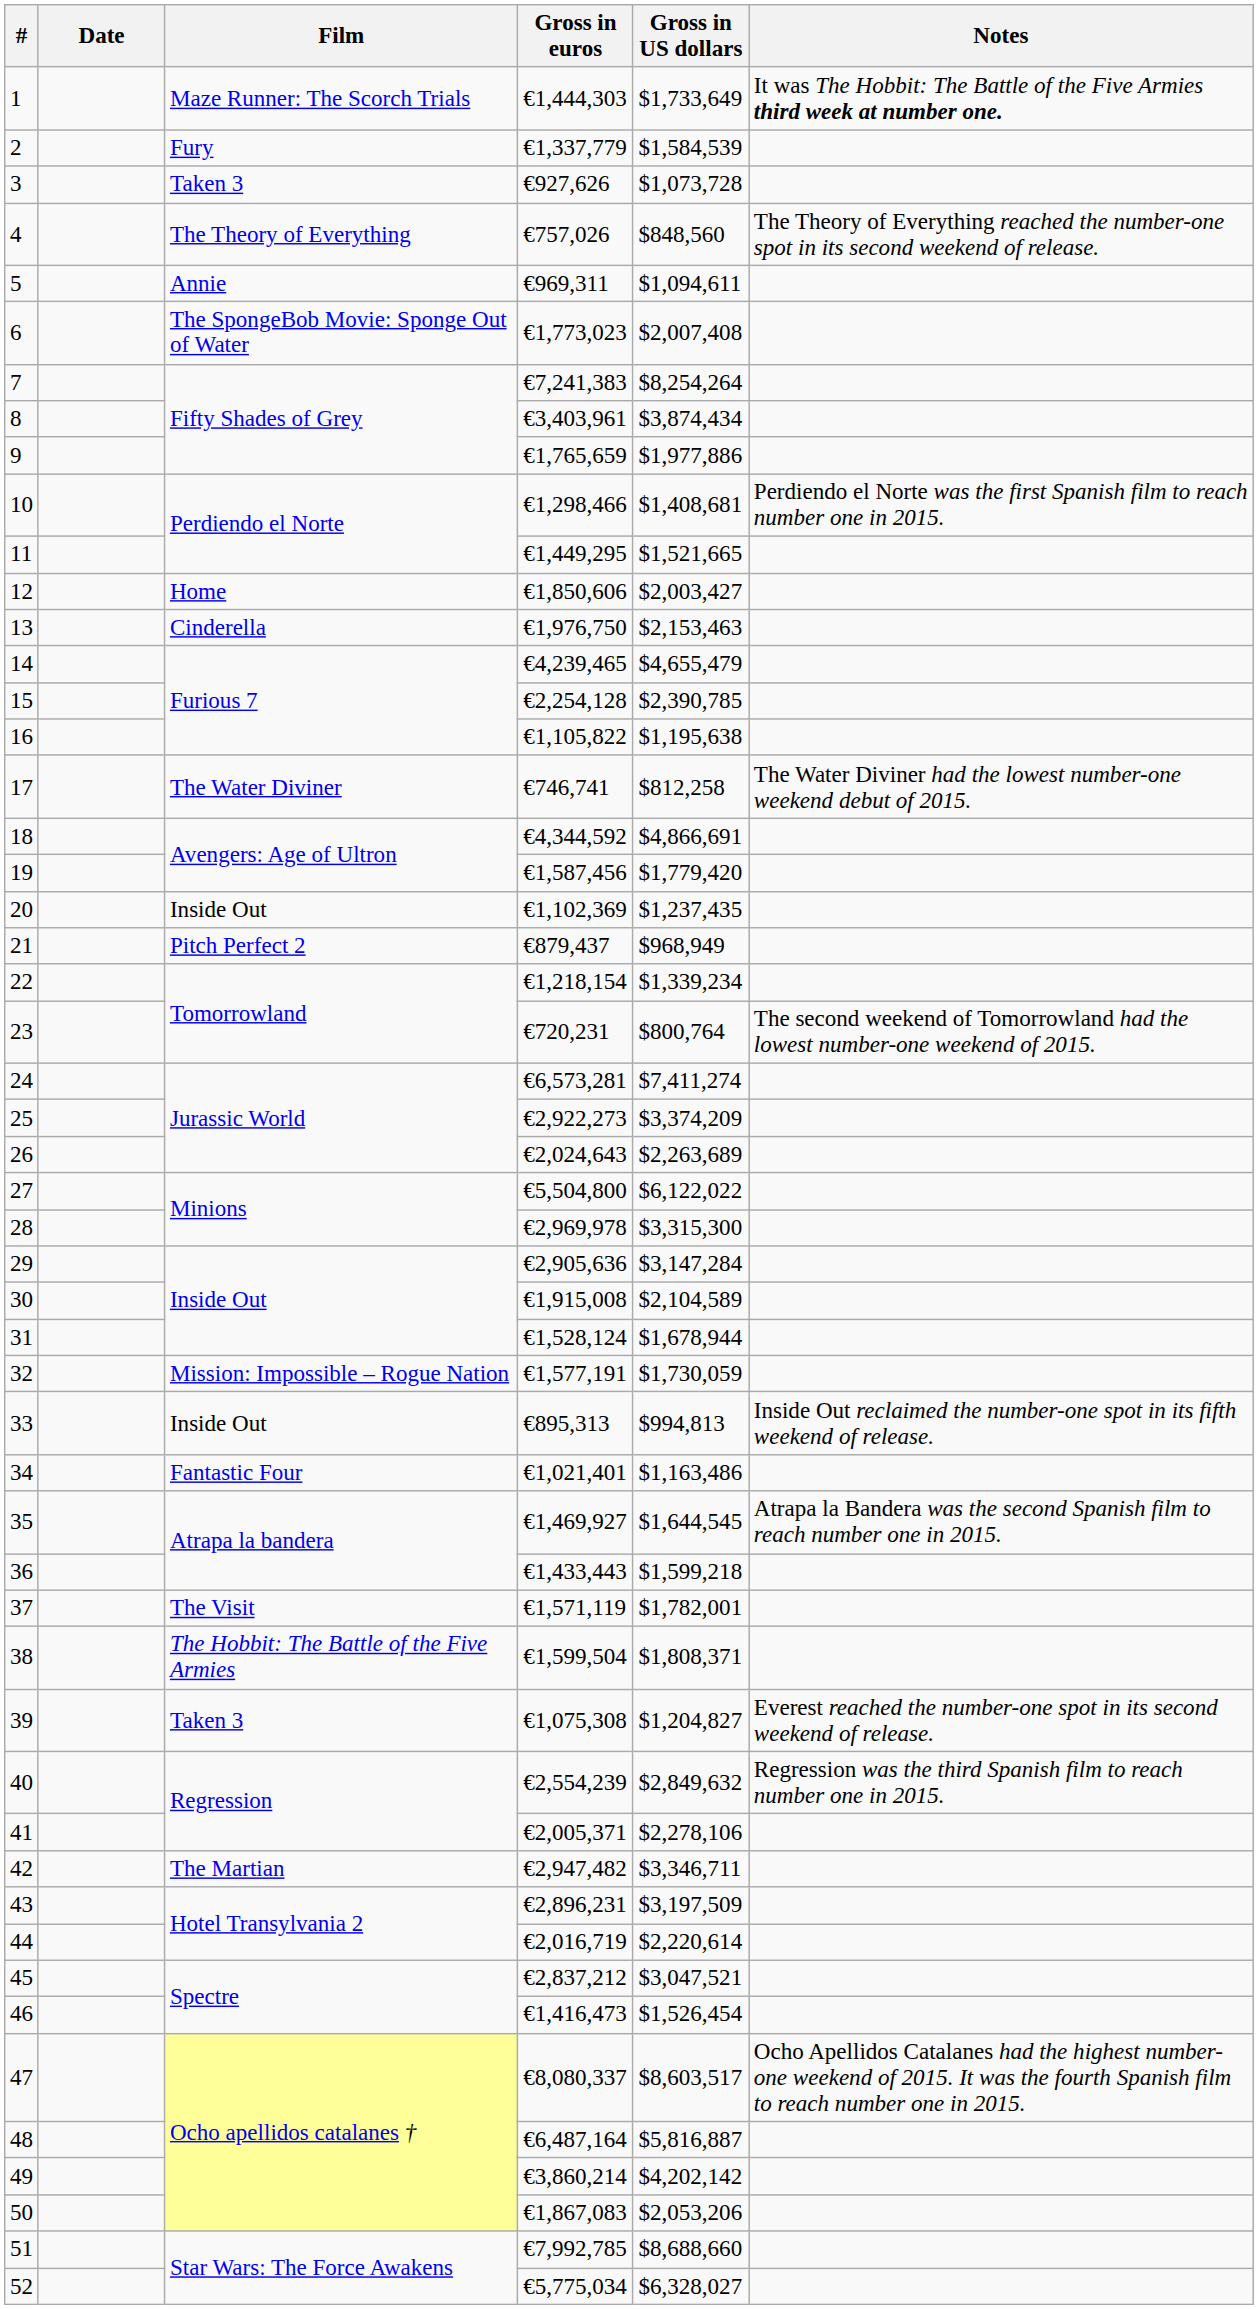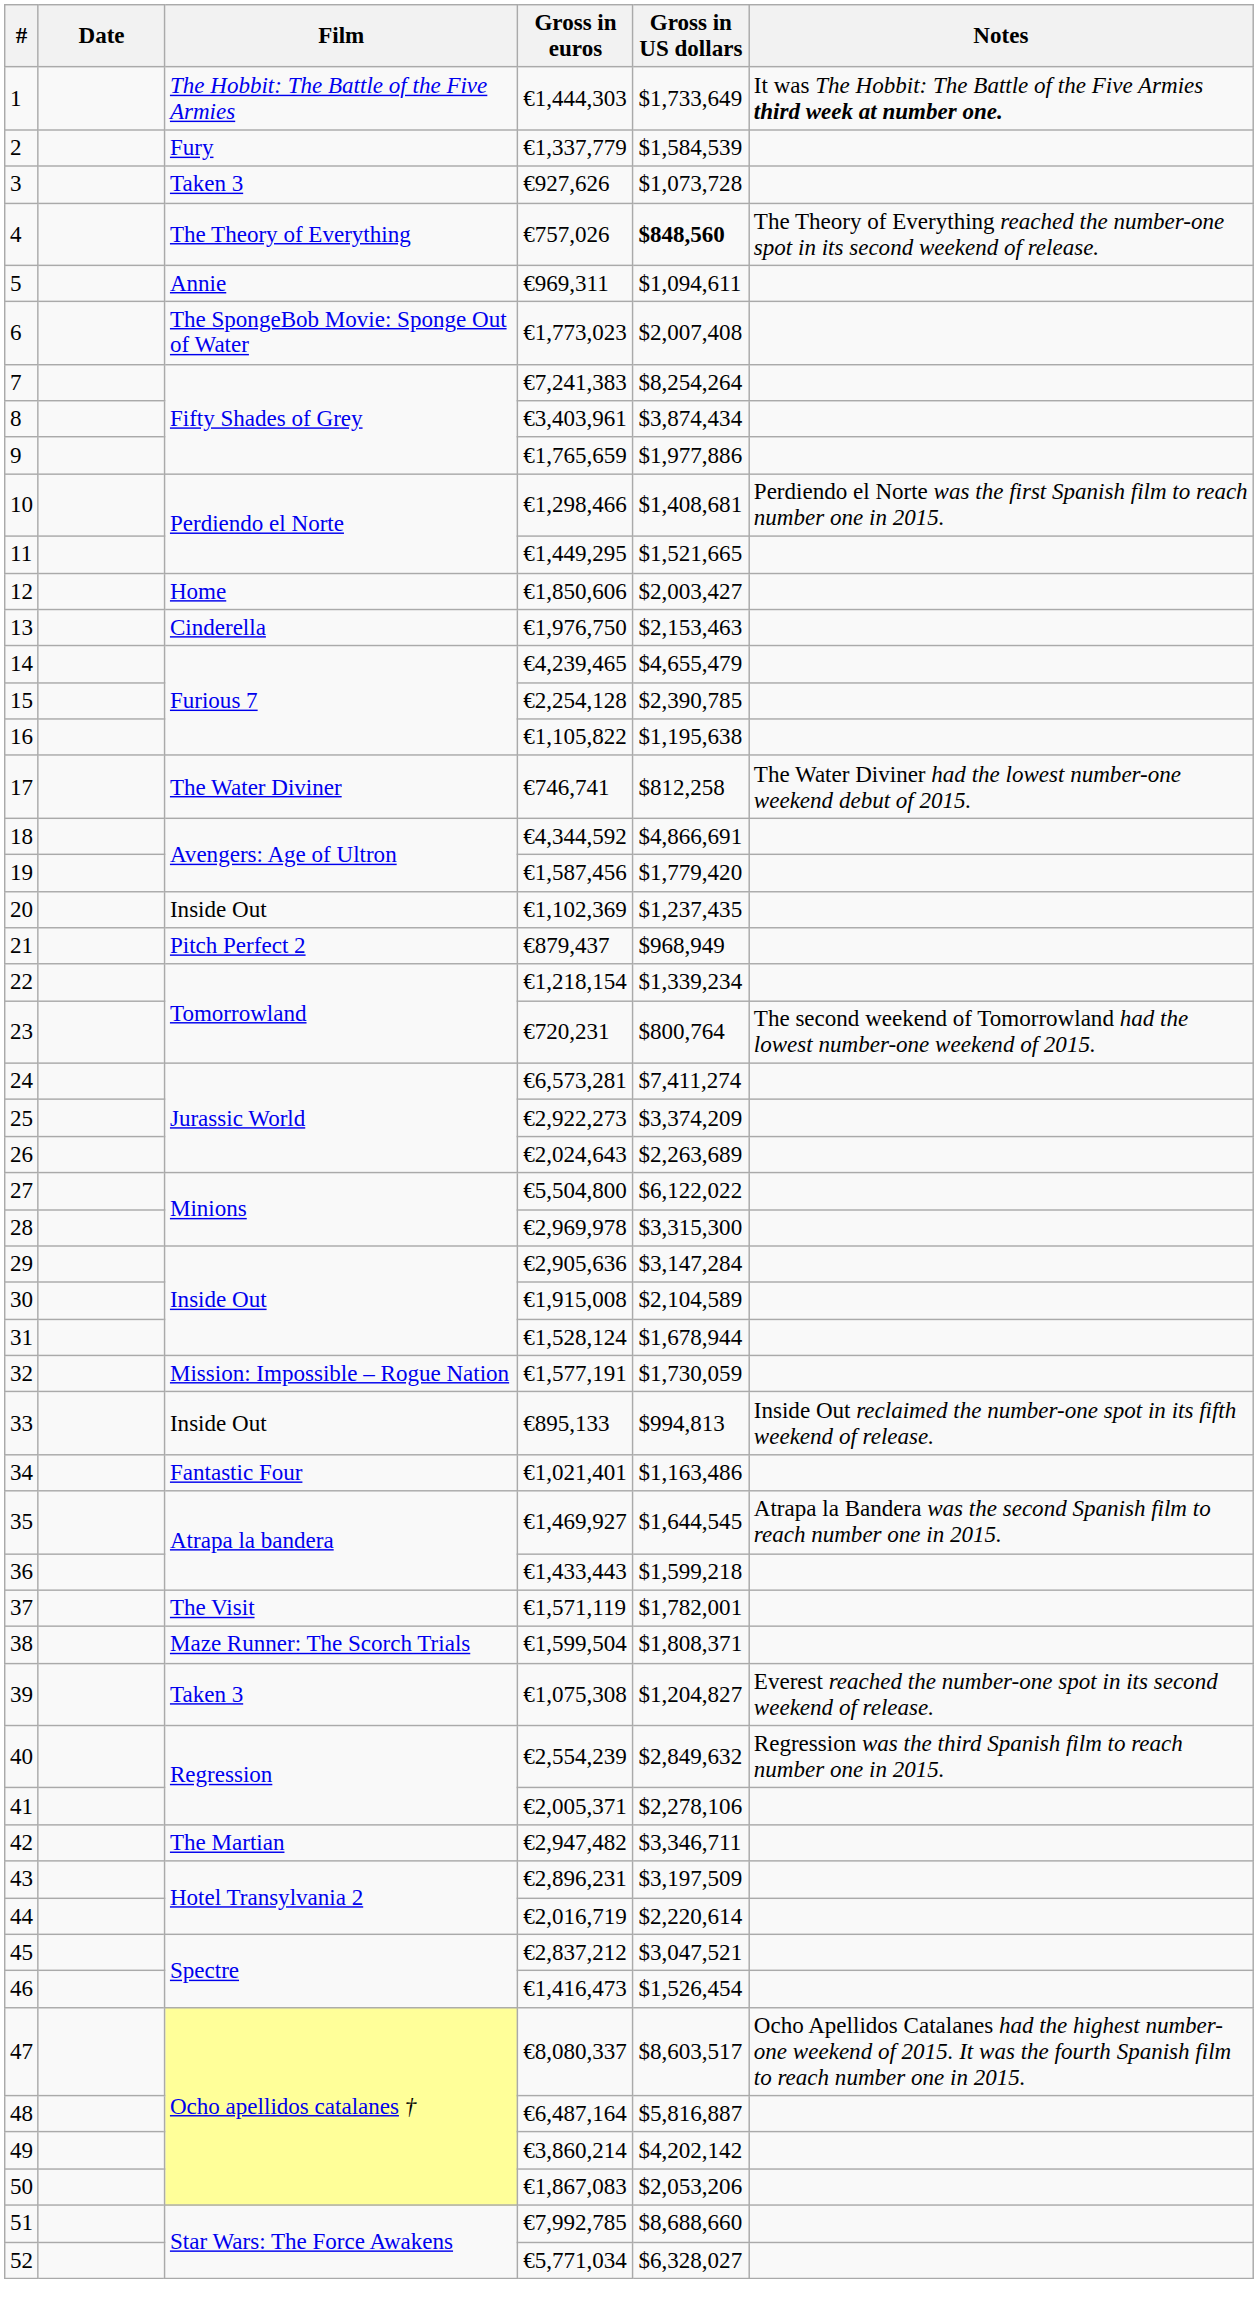(320, 98) Maze Runner: The Scorch Trials -> (329, 98) The Hobbit: The Battle of the Five Armies
(682, 233) normal -> (682, 233) bold
(566, 1422) €895,313 -> (566, 1422) €895,133
(329, 1657) The Hobbit: The Battle of the Five Armies -> (320, 1644) Maze Runner: The Scorch Trials
(575, 2285) €5,775,034 -> (575, 2259) €5,771,034
